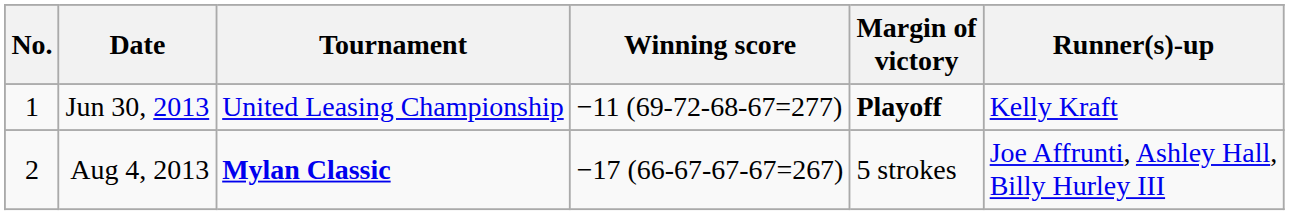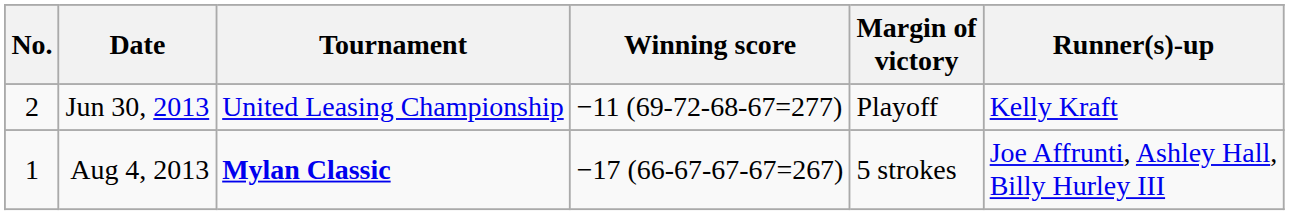(32, 106) 1 -> (32, 106) 2
(899, 106) bold -> (897, 106) normal
(32, 169) 2 -> (32, 169) 1
